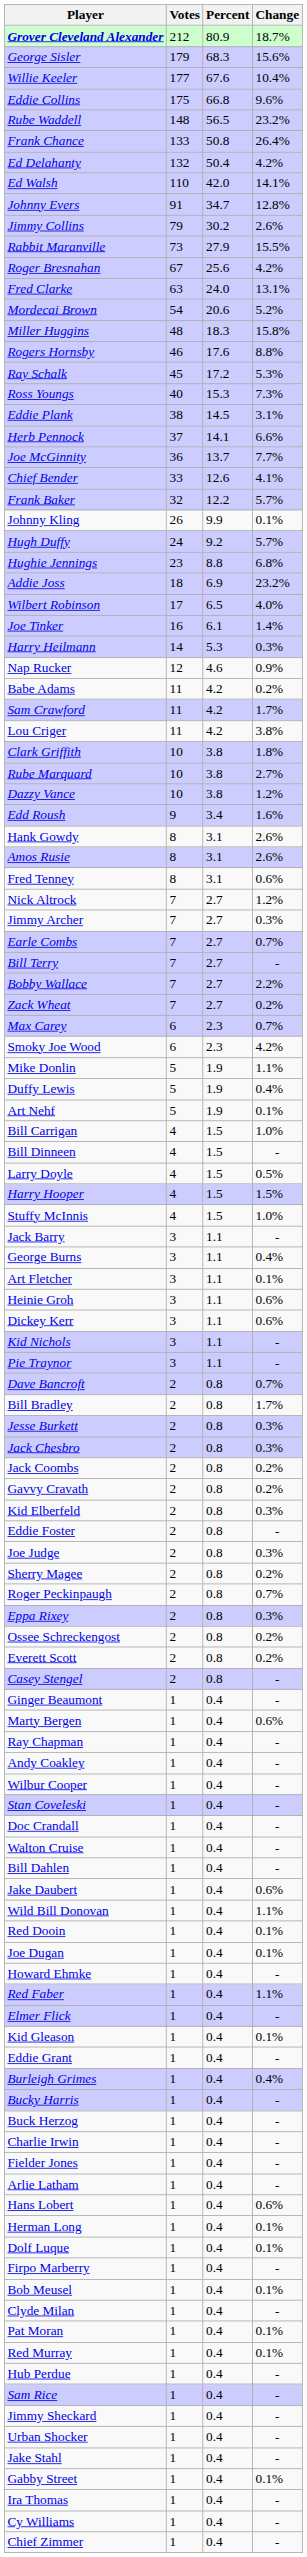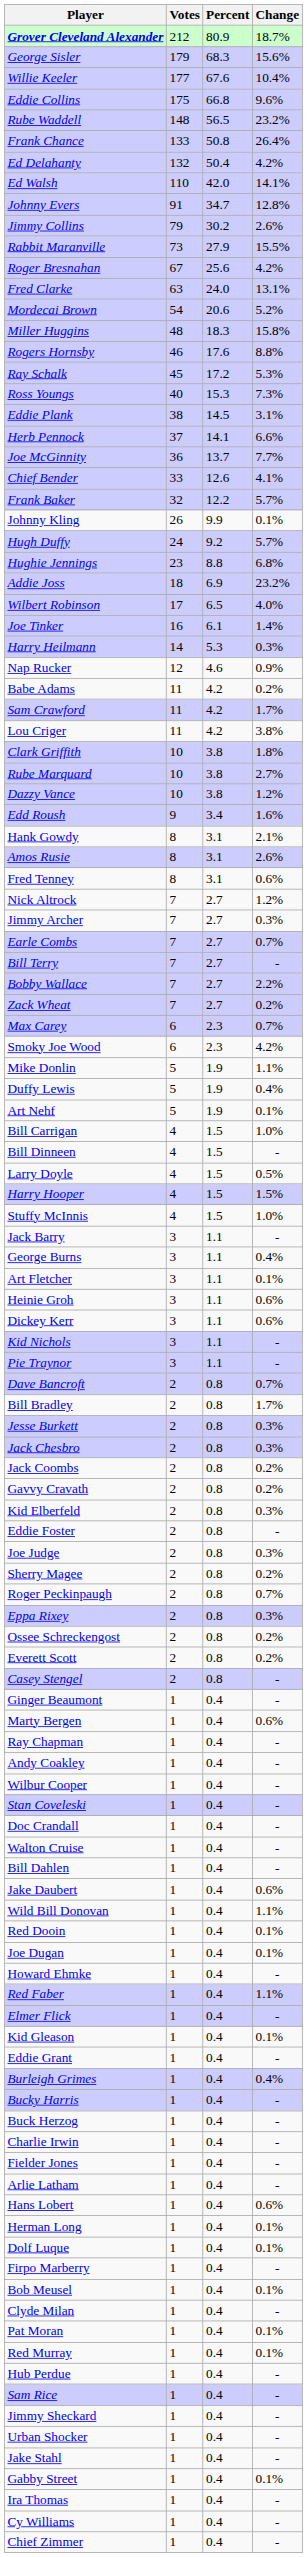(269, 836) 2.6% -> (269, 836) 2.1%
